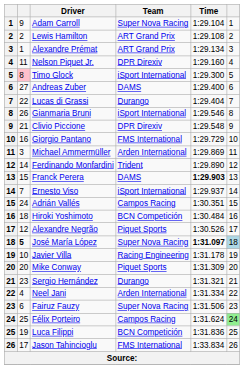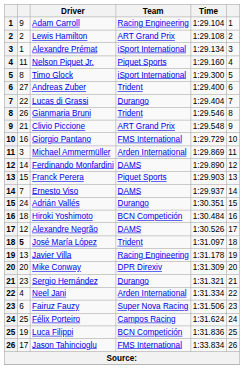(153, 23) Super Nova Racing -> (153, 23) Racing Engineering
(146, 49) ART Grand Prix -> (152, 49) iSport International
(140, 62) DPR Direxiv -> (142, 62) Piquet Sports
(21, 75) pink background -> (21, 75) no background
(129, 88) DAMS -> (130, 88) Trident
(152, 113) iSport International -> (130, 113) Trident
(140, 126) DPR Direxiv -> (146, 126) ART Grand Prix
(130, 165) Trident -> (129, 165) DAMS
(129, 178) DAMS -> (142, 178) Piquet Sports
(209, 178) bold -> (209, 178) normal
(152, 190) iSport International -> (129, 190) DAMS
(147, 203) Campos Racing -> (133, 203) Durango
(142, 229) Piquet Sports -> (129, 229) DAMS
(153, 242) Super Nova Racing -> (130, 242) Trident
(209, 242) bold -> (209, 242) normal
(233, 242) lightblue background -> (233, 242) no background
(24, 255) 10 -> (24, 255) 13
(142, 268) Piquet Sports -> (140, 268) DPR Direxiv
(233, 319) lightgreen background -> (233, 319) no background
